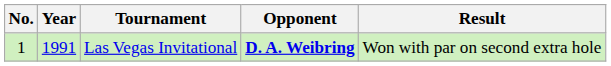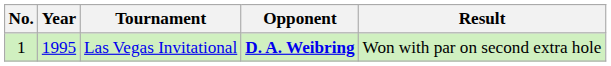(59, 47) 1991 -> (59, 47) 1995
